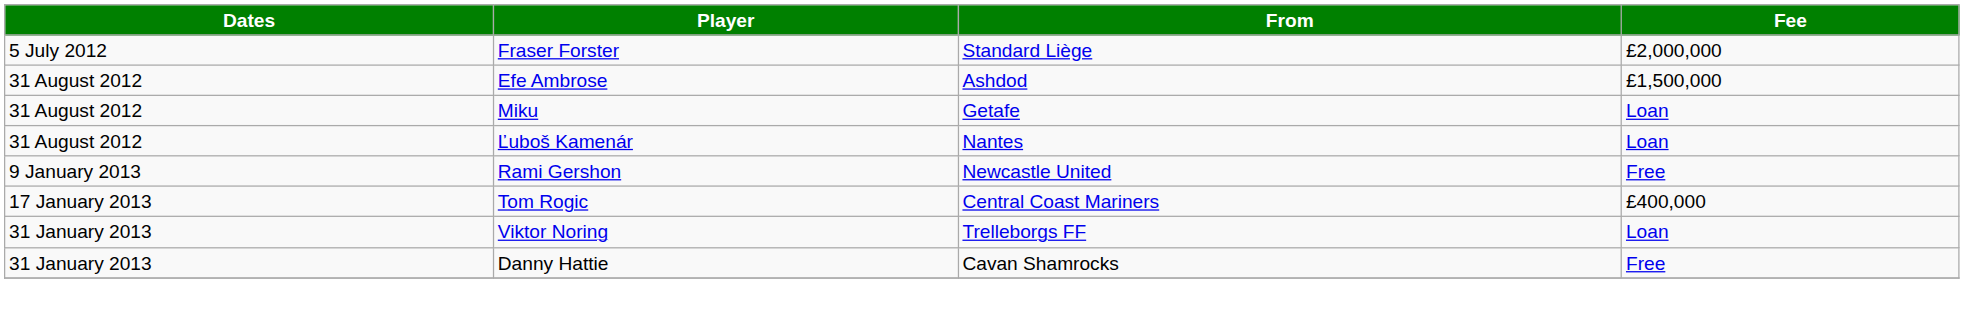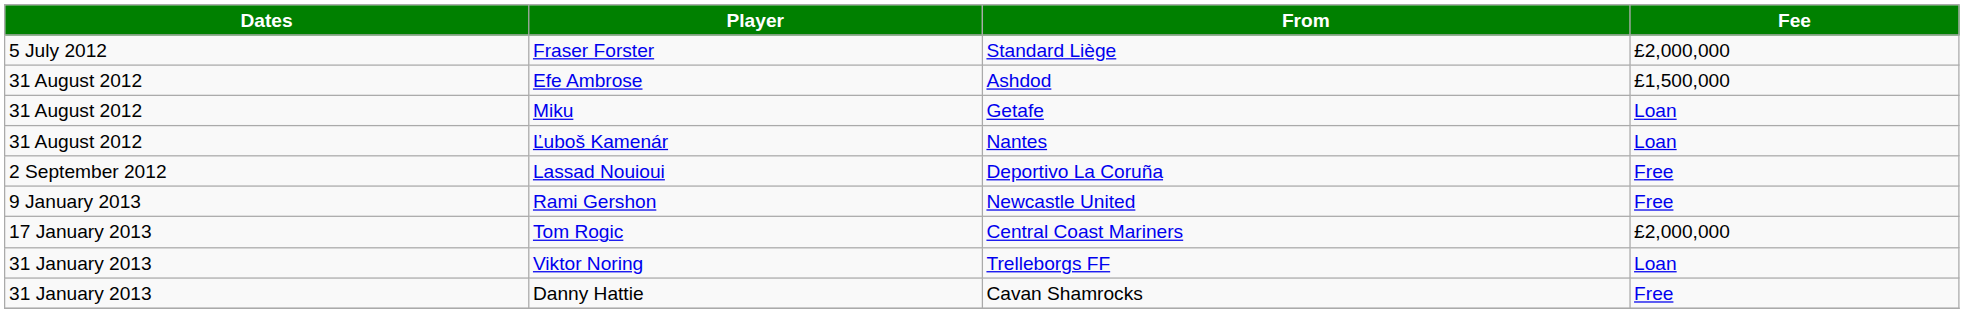+ row: (599, 172)
(1666, 202) £400,000 -> (1682, 232) £2,000,000
